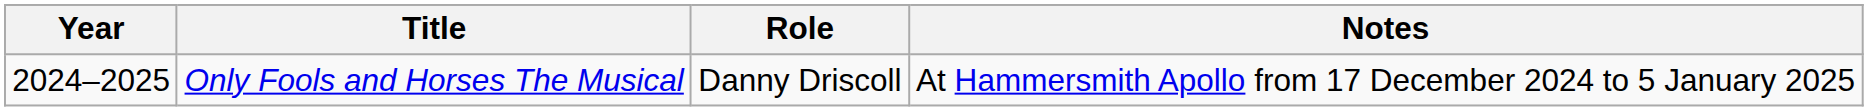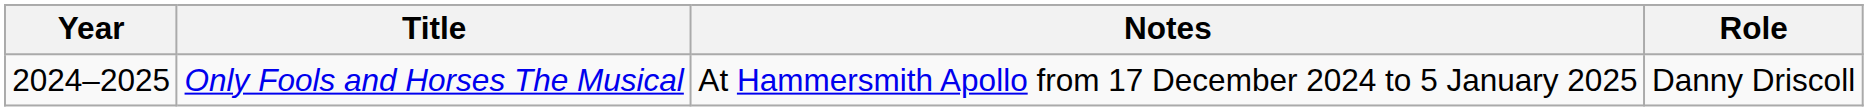columns swapped: (800, 29) <-> (1386, 29)
